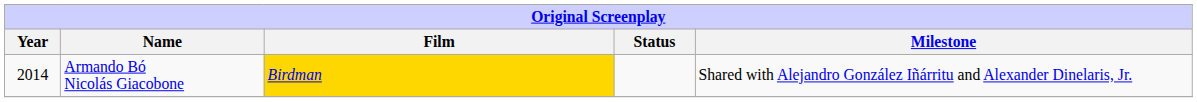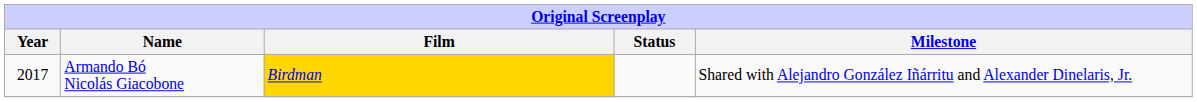(33, 75) 2014 -> (33, 75) 2017
